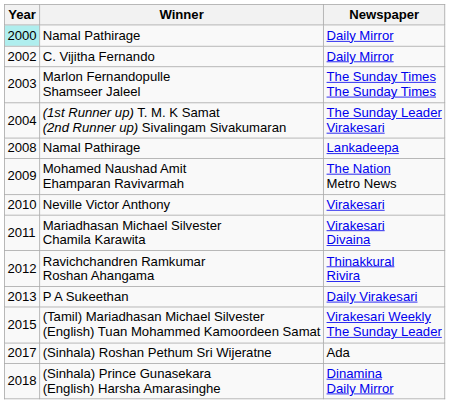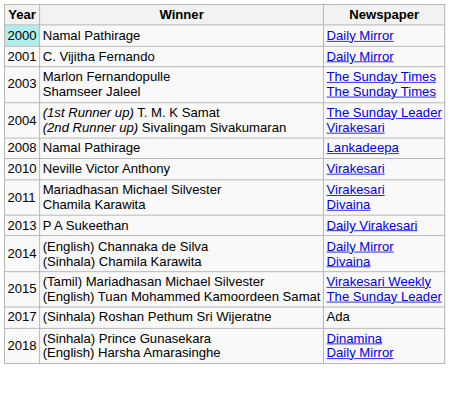(22, 56) 2002 -> (22, 56) 2001
- row: (115, 176)
- row: (124, 268)
+ row: (125, 253)
